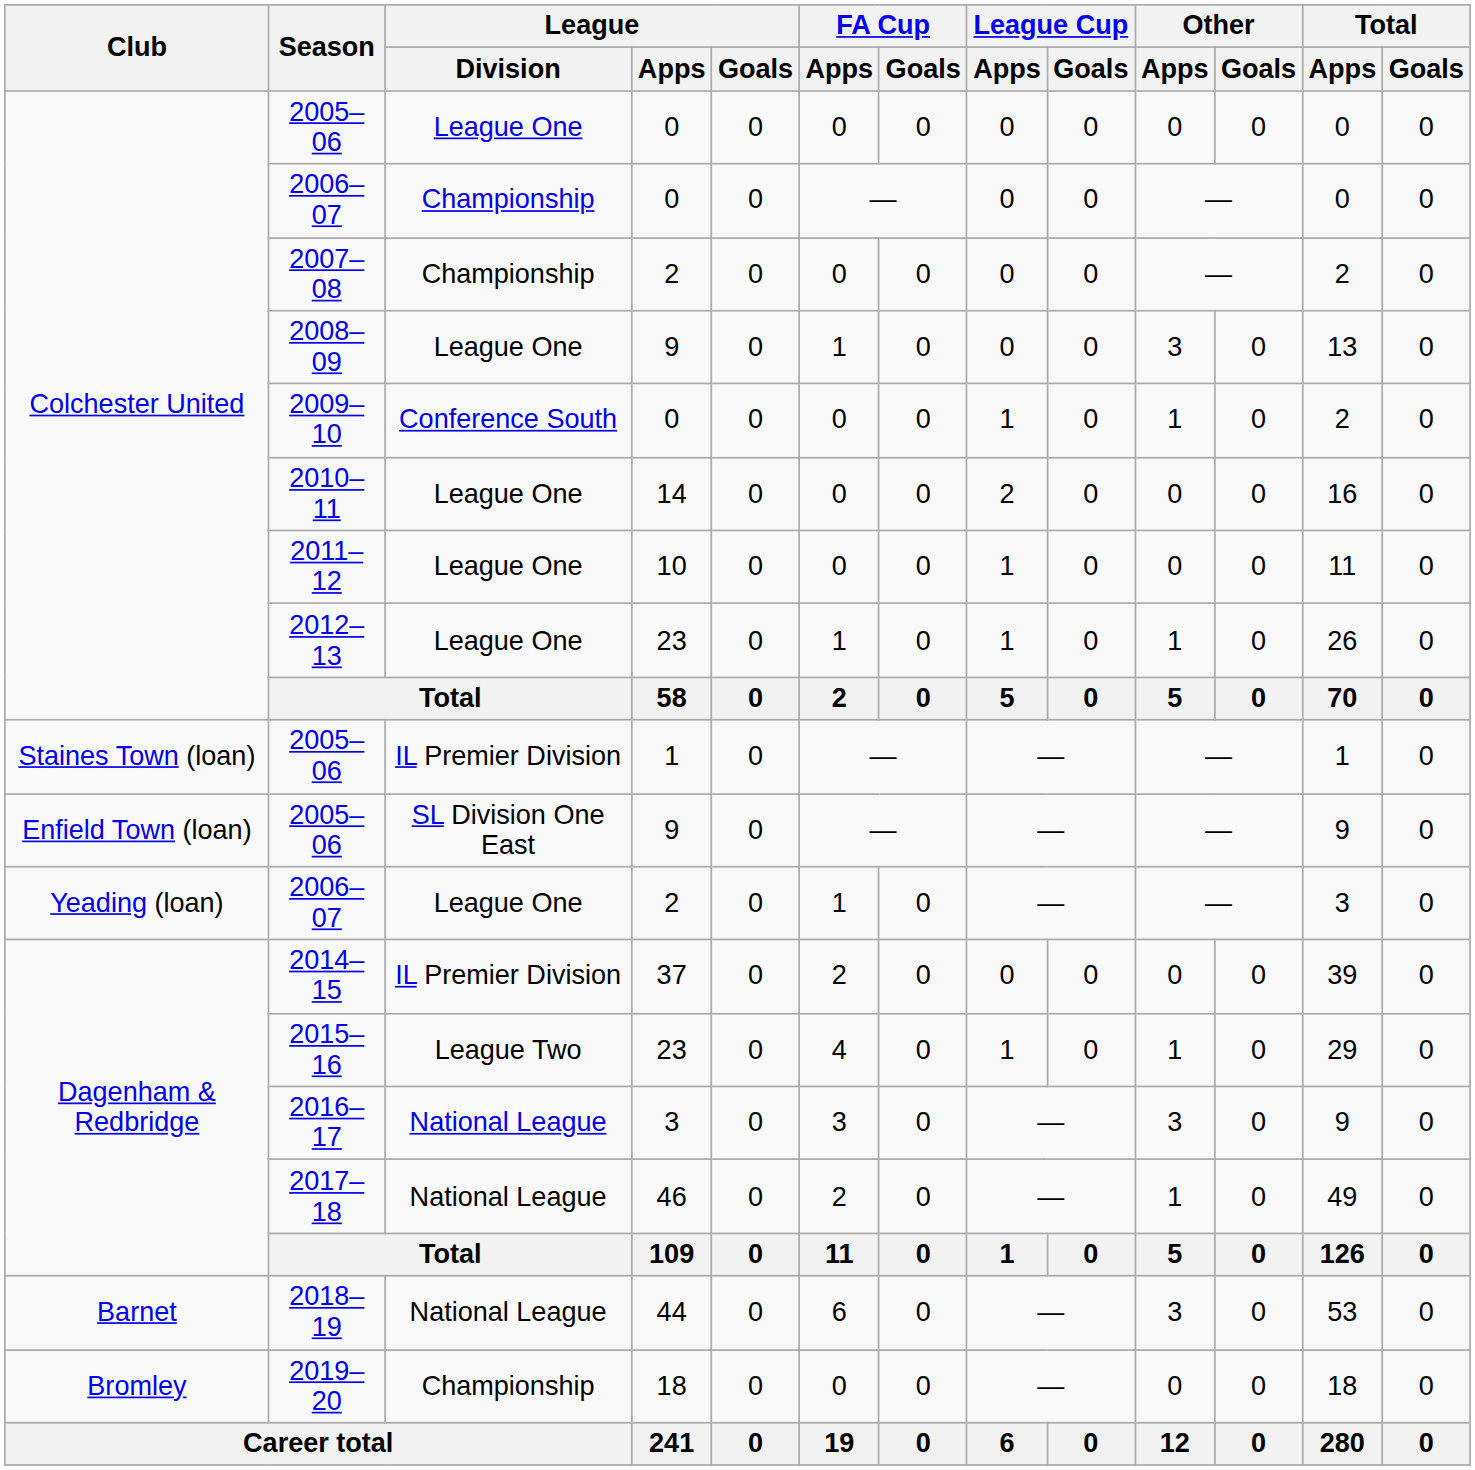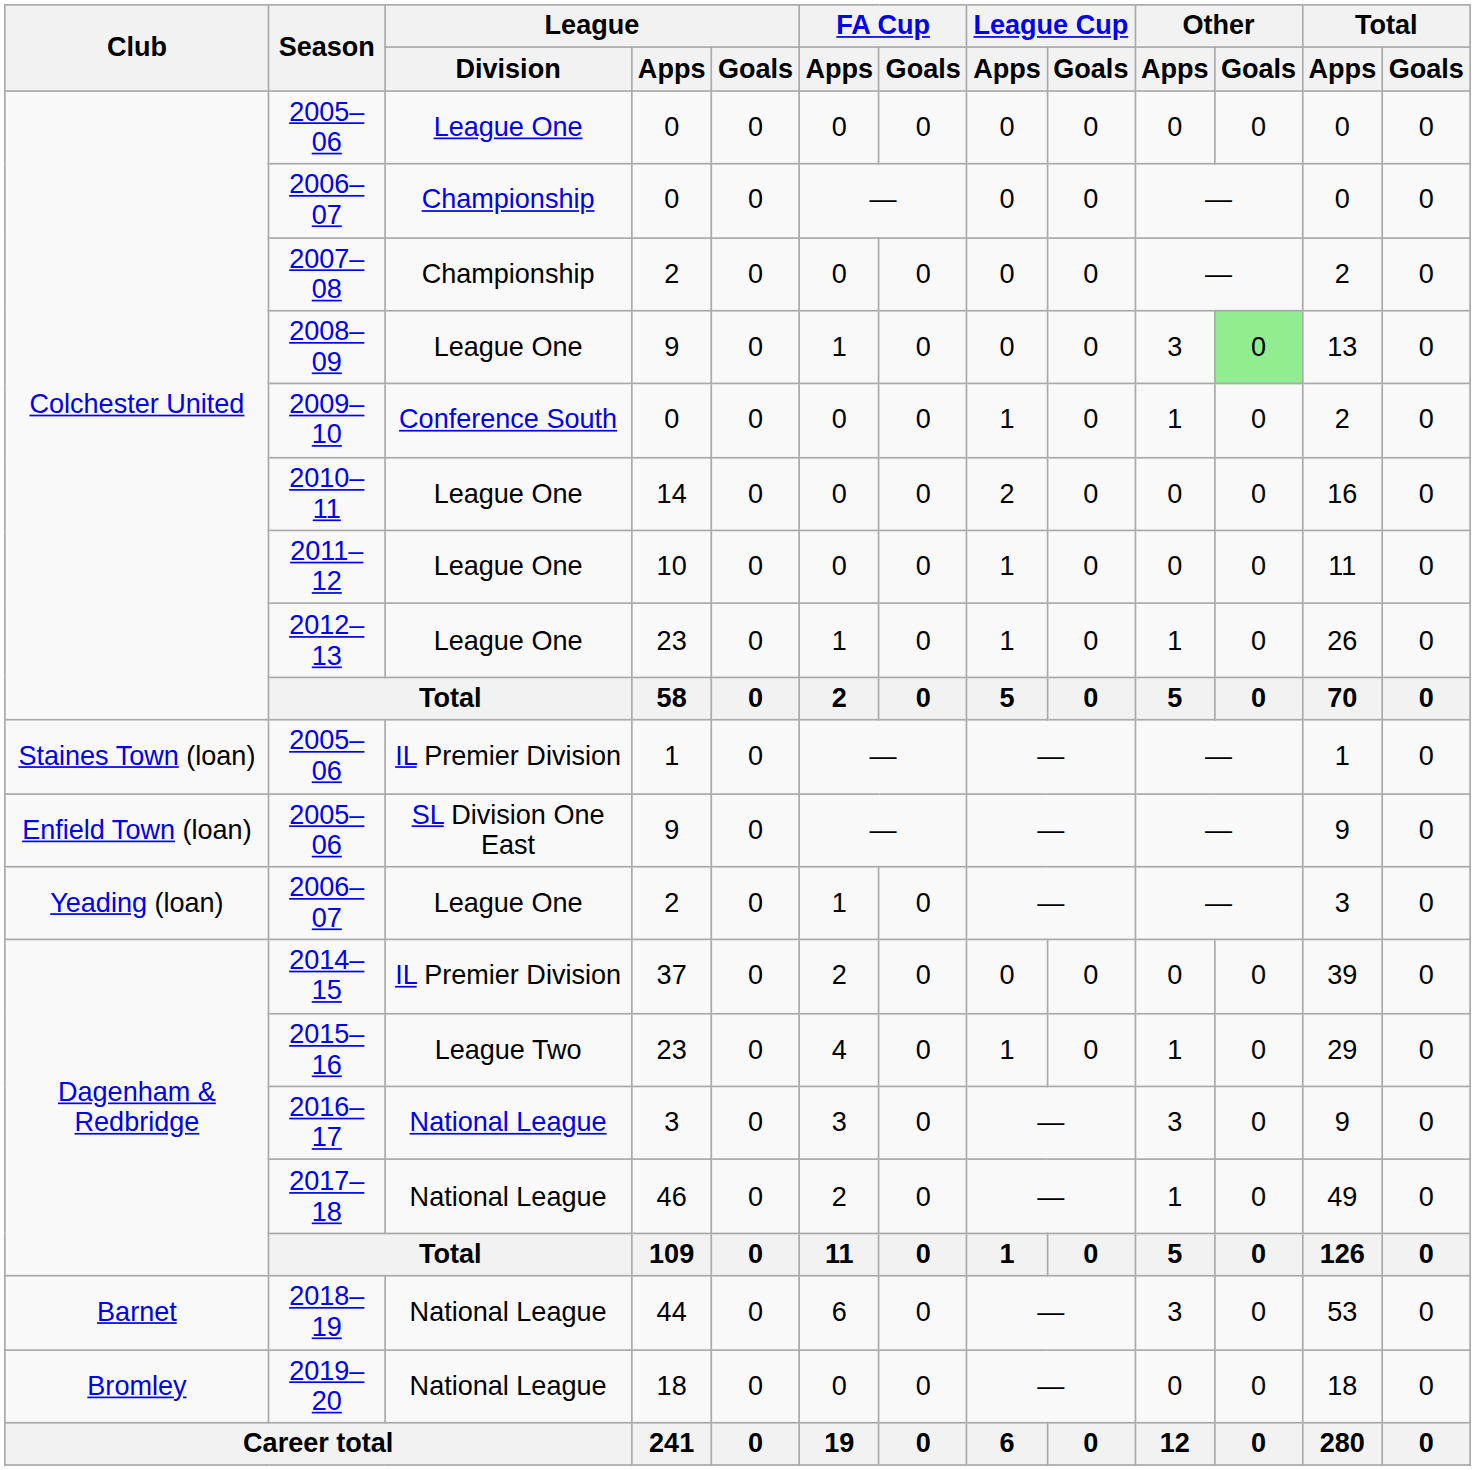(1259, 346) no background -> (1259, 346) lightgreen background
(508, 1385) Championship -> (508, 1385) National League
